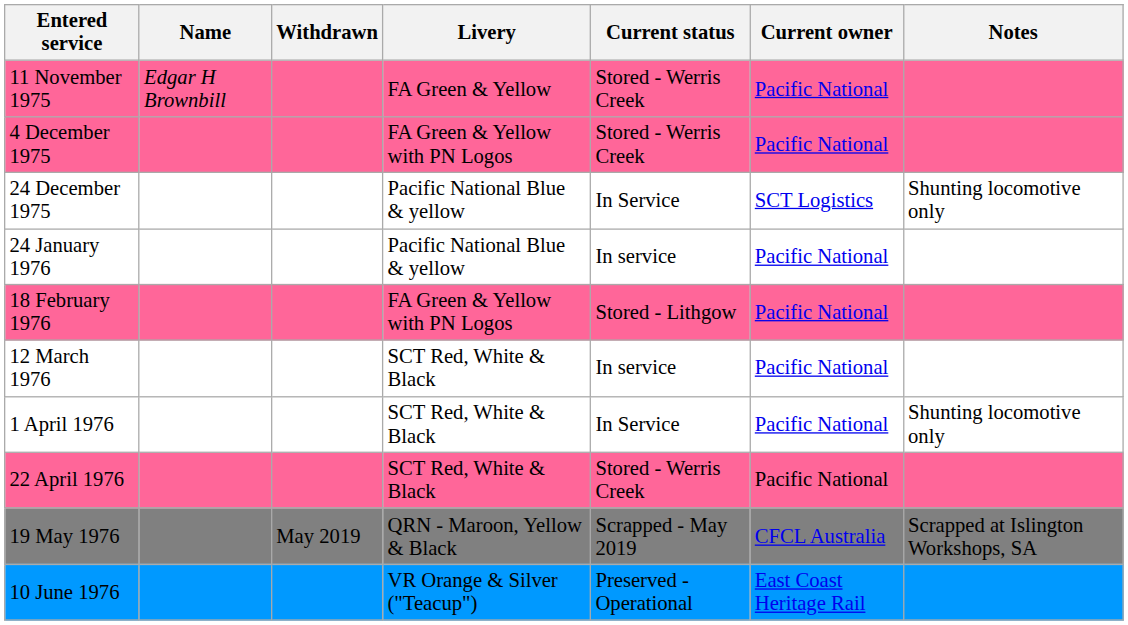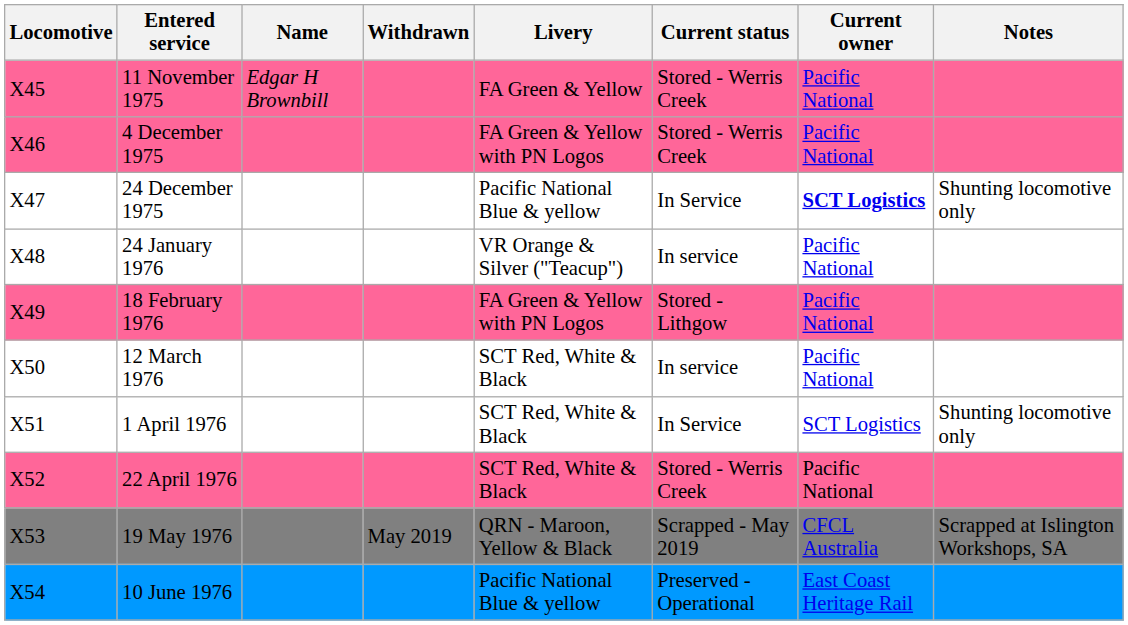+ column: (61, 32)
(814, 200) normal -> (864, 200) bold
(476, 256) Pacific National Blue & yellow -> (551, 256) VR Orange & Silver ("Teacup")
(822, 424) Pacific National -> (862, 424) SCT Logistics
(473, 592) VR Orange & Silver ("Teacup") -> (546, 592) Pacific National Blue & yellow
